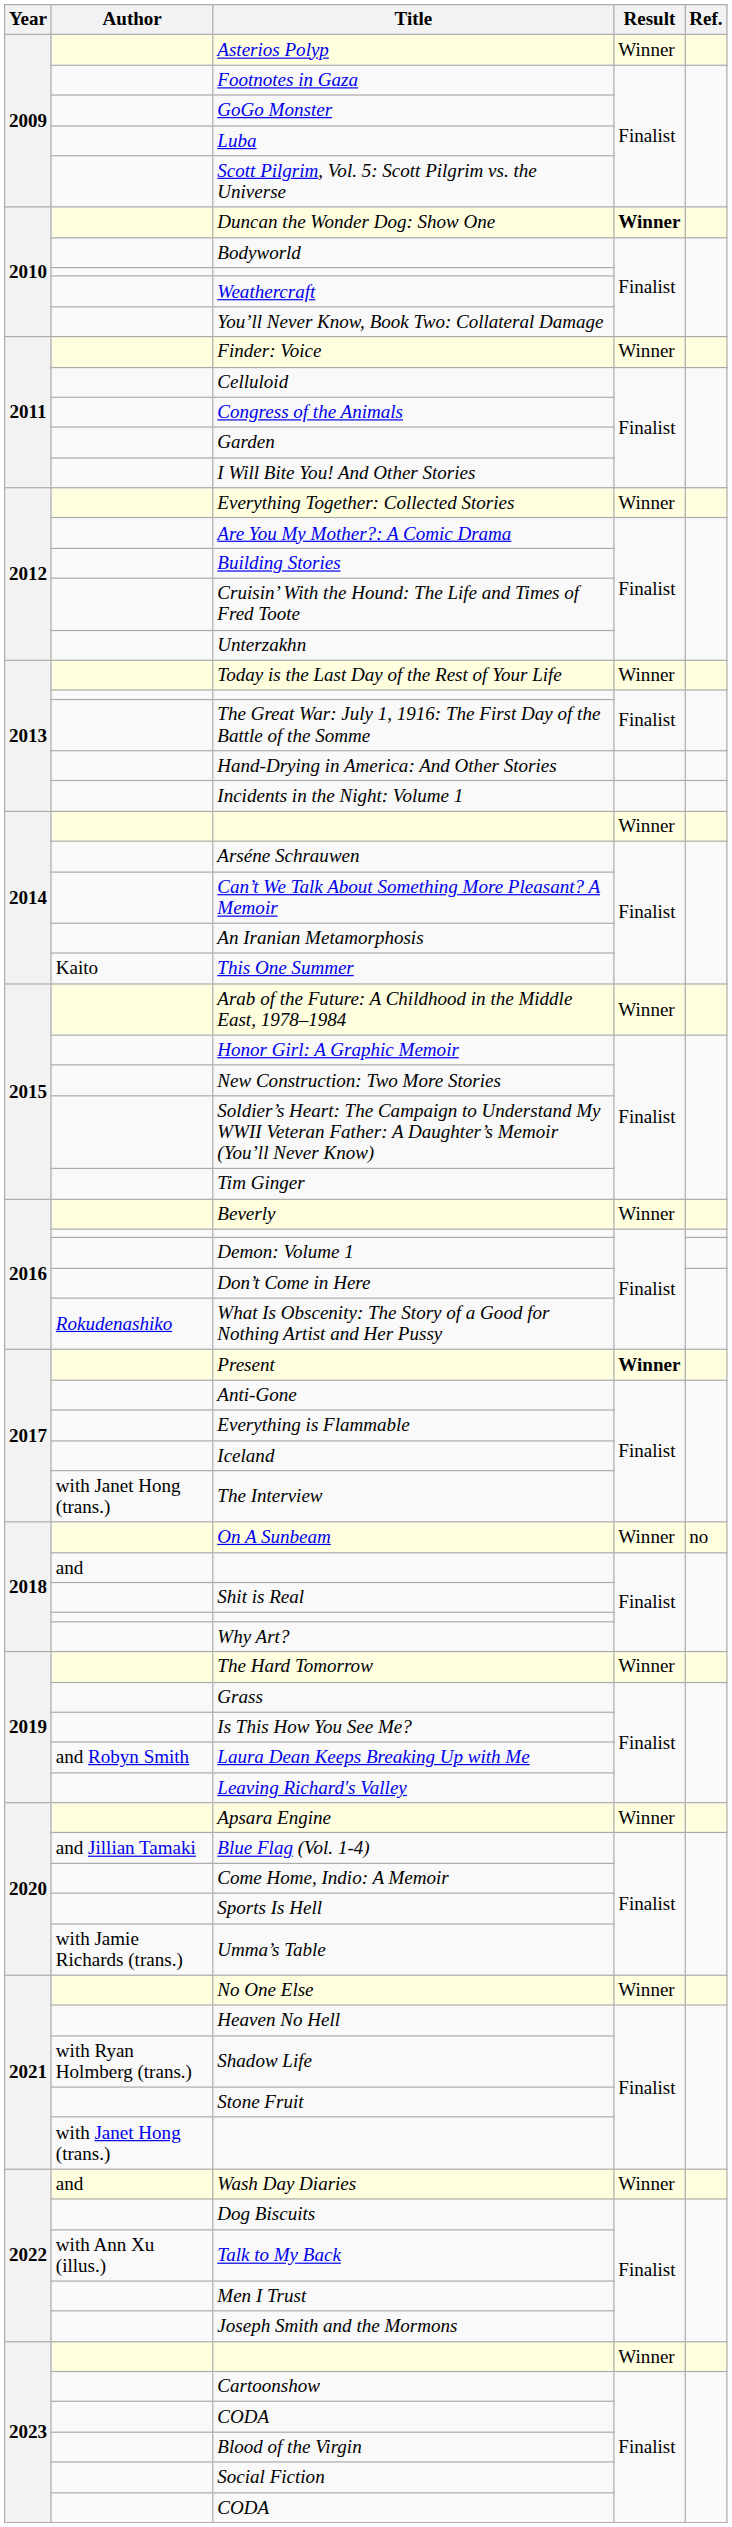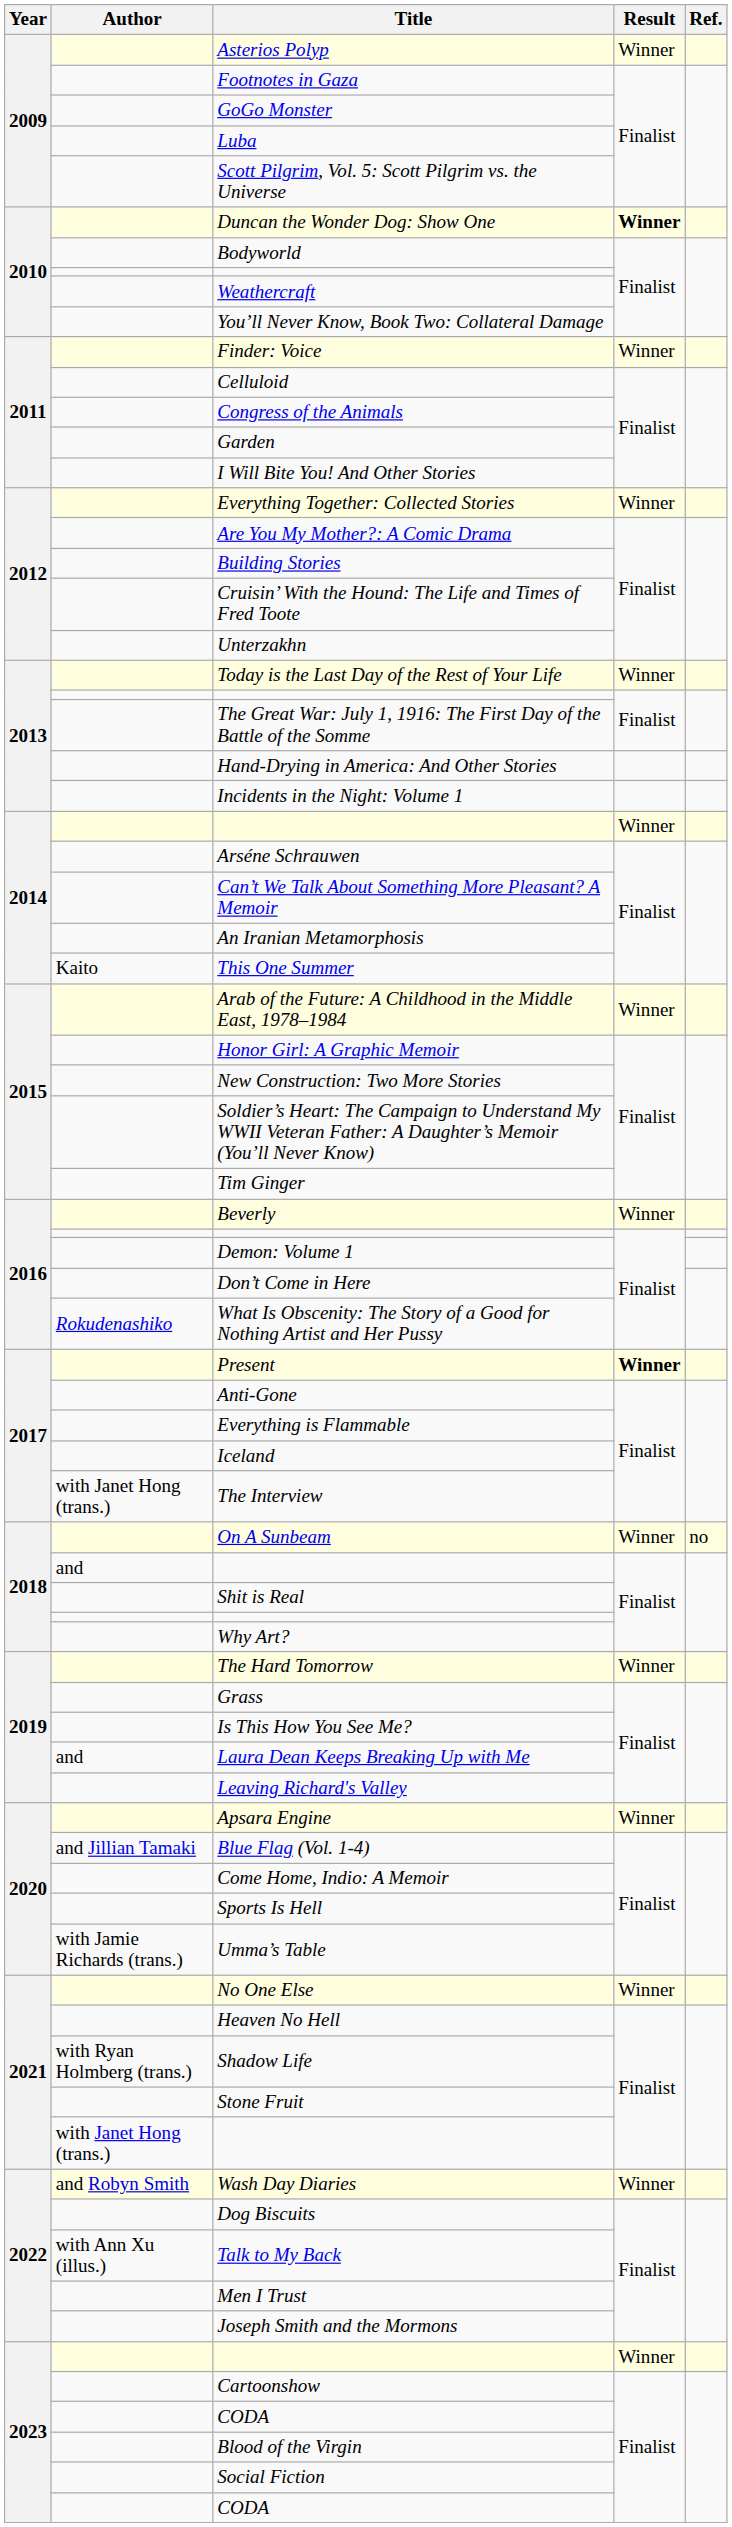(122, 1757) and Robyn Smith -> (70, 1757) and
(70, 2183) and -> (122, 2183) and Robyn Smith
